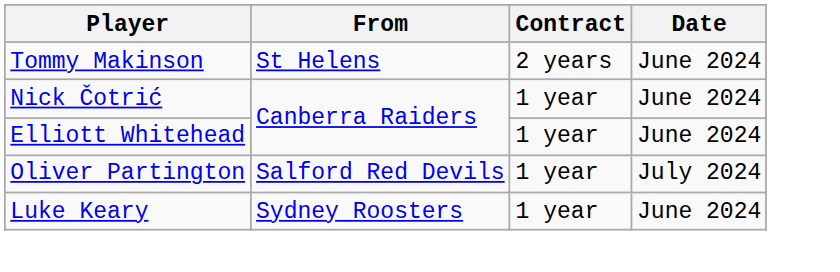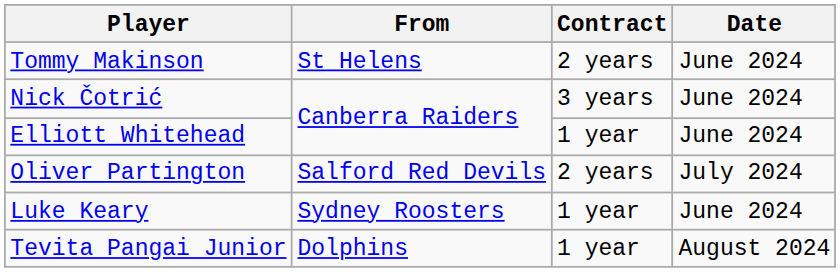(557, 99) 1 year -> (605, 99) 3 years
(557, 174) 1 year -> (605, 174) 2 years
+ row: (148, 249)
